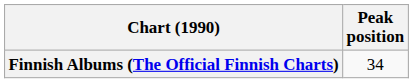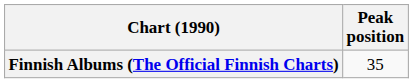(375, 63) 34 -> (375, 63) 35
